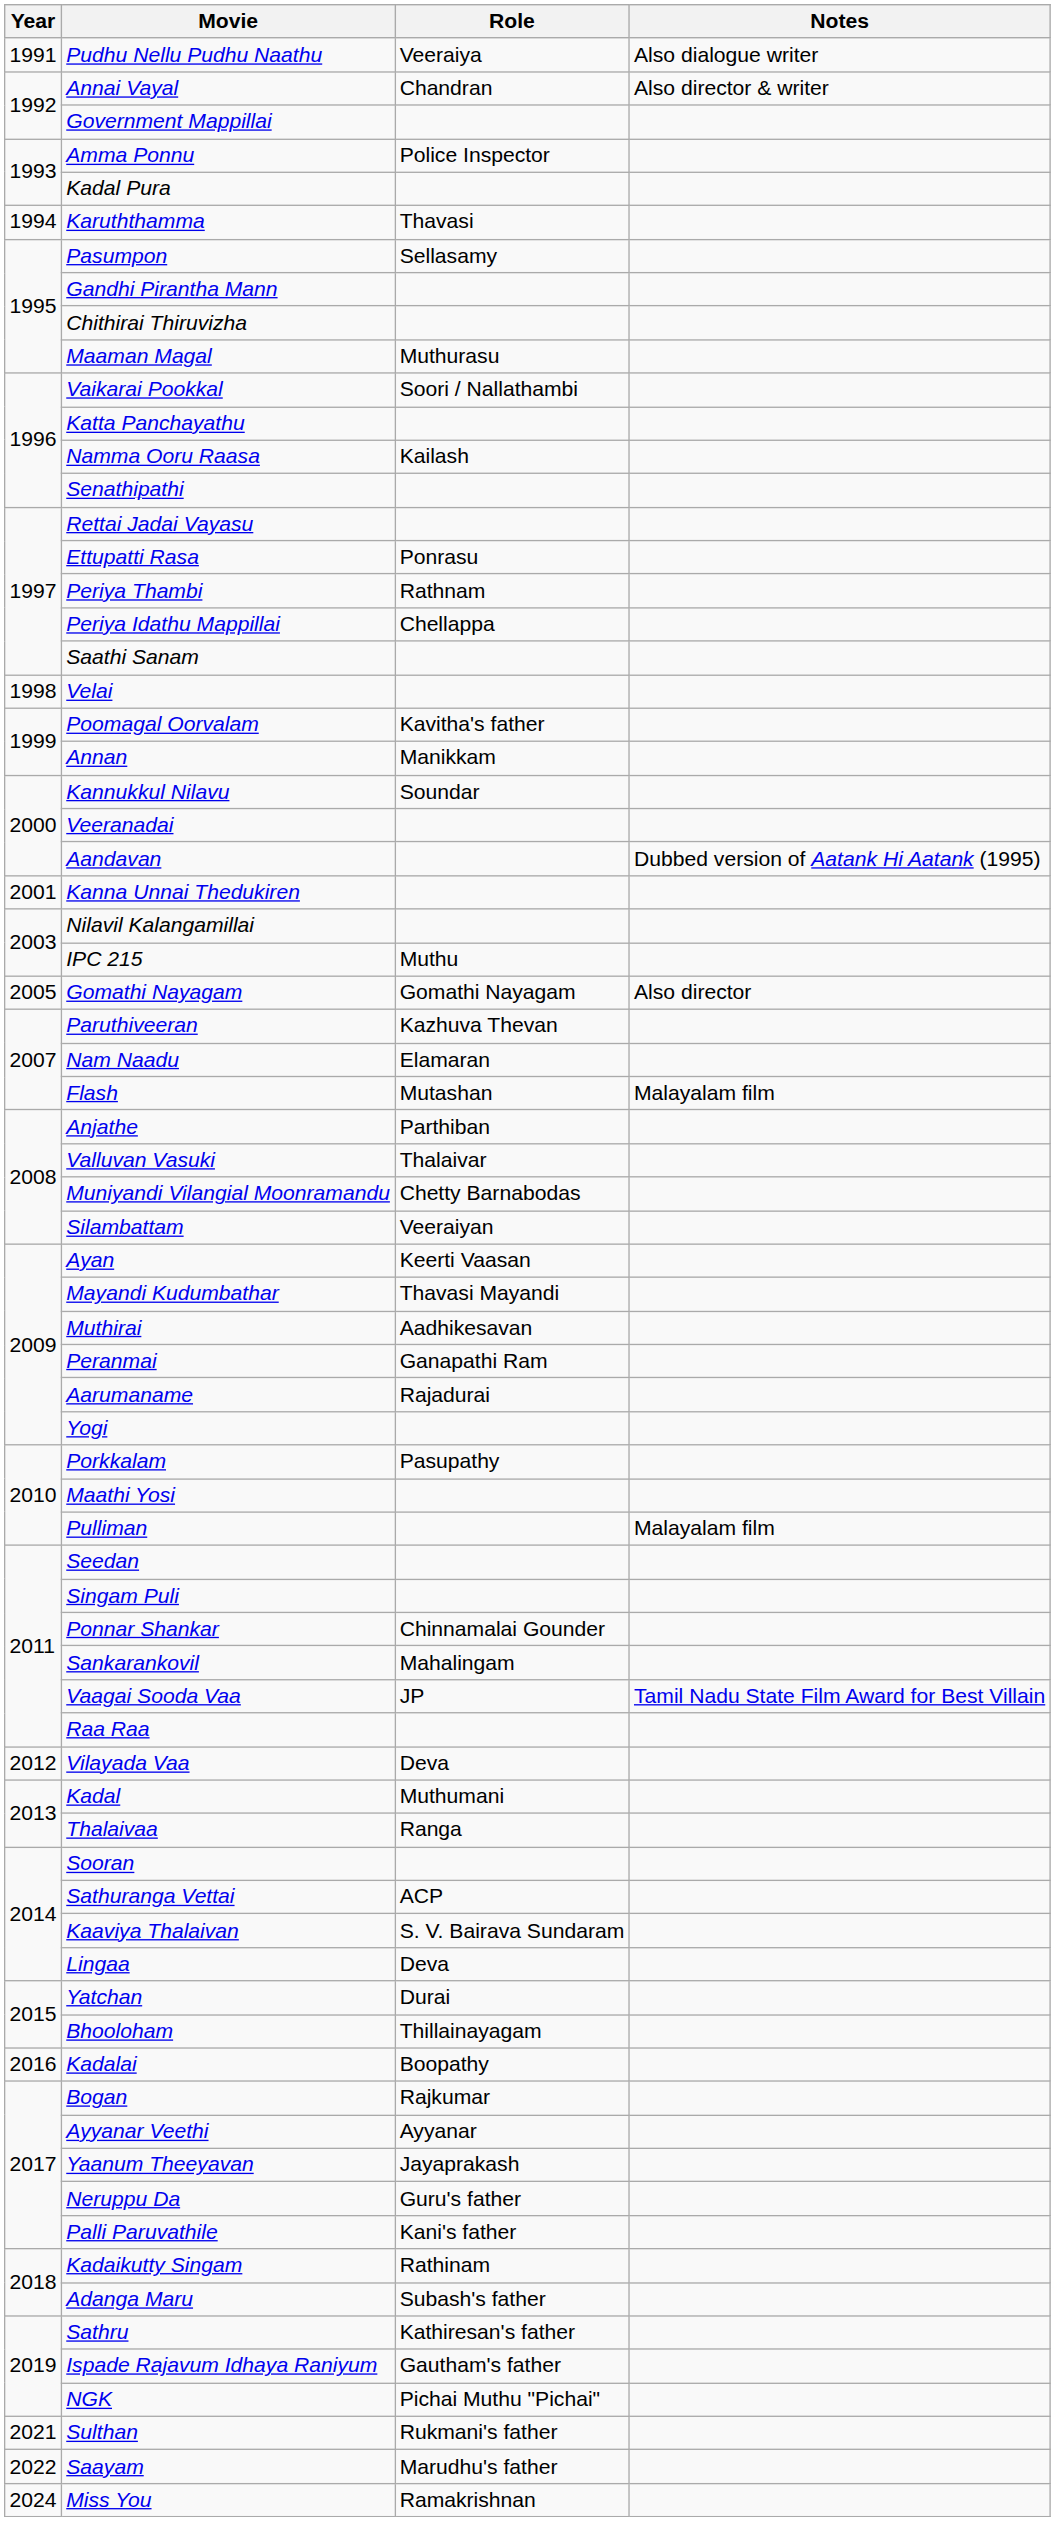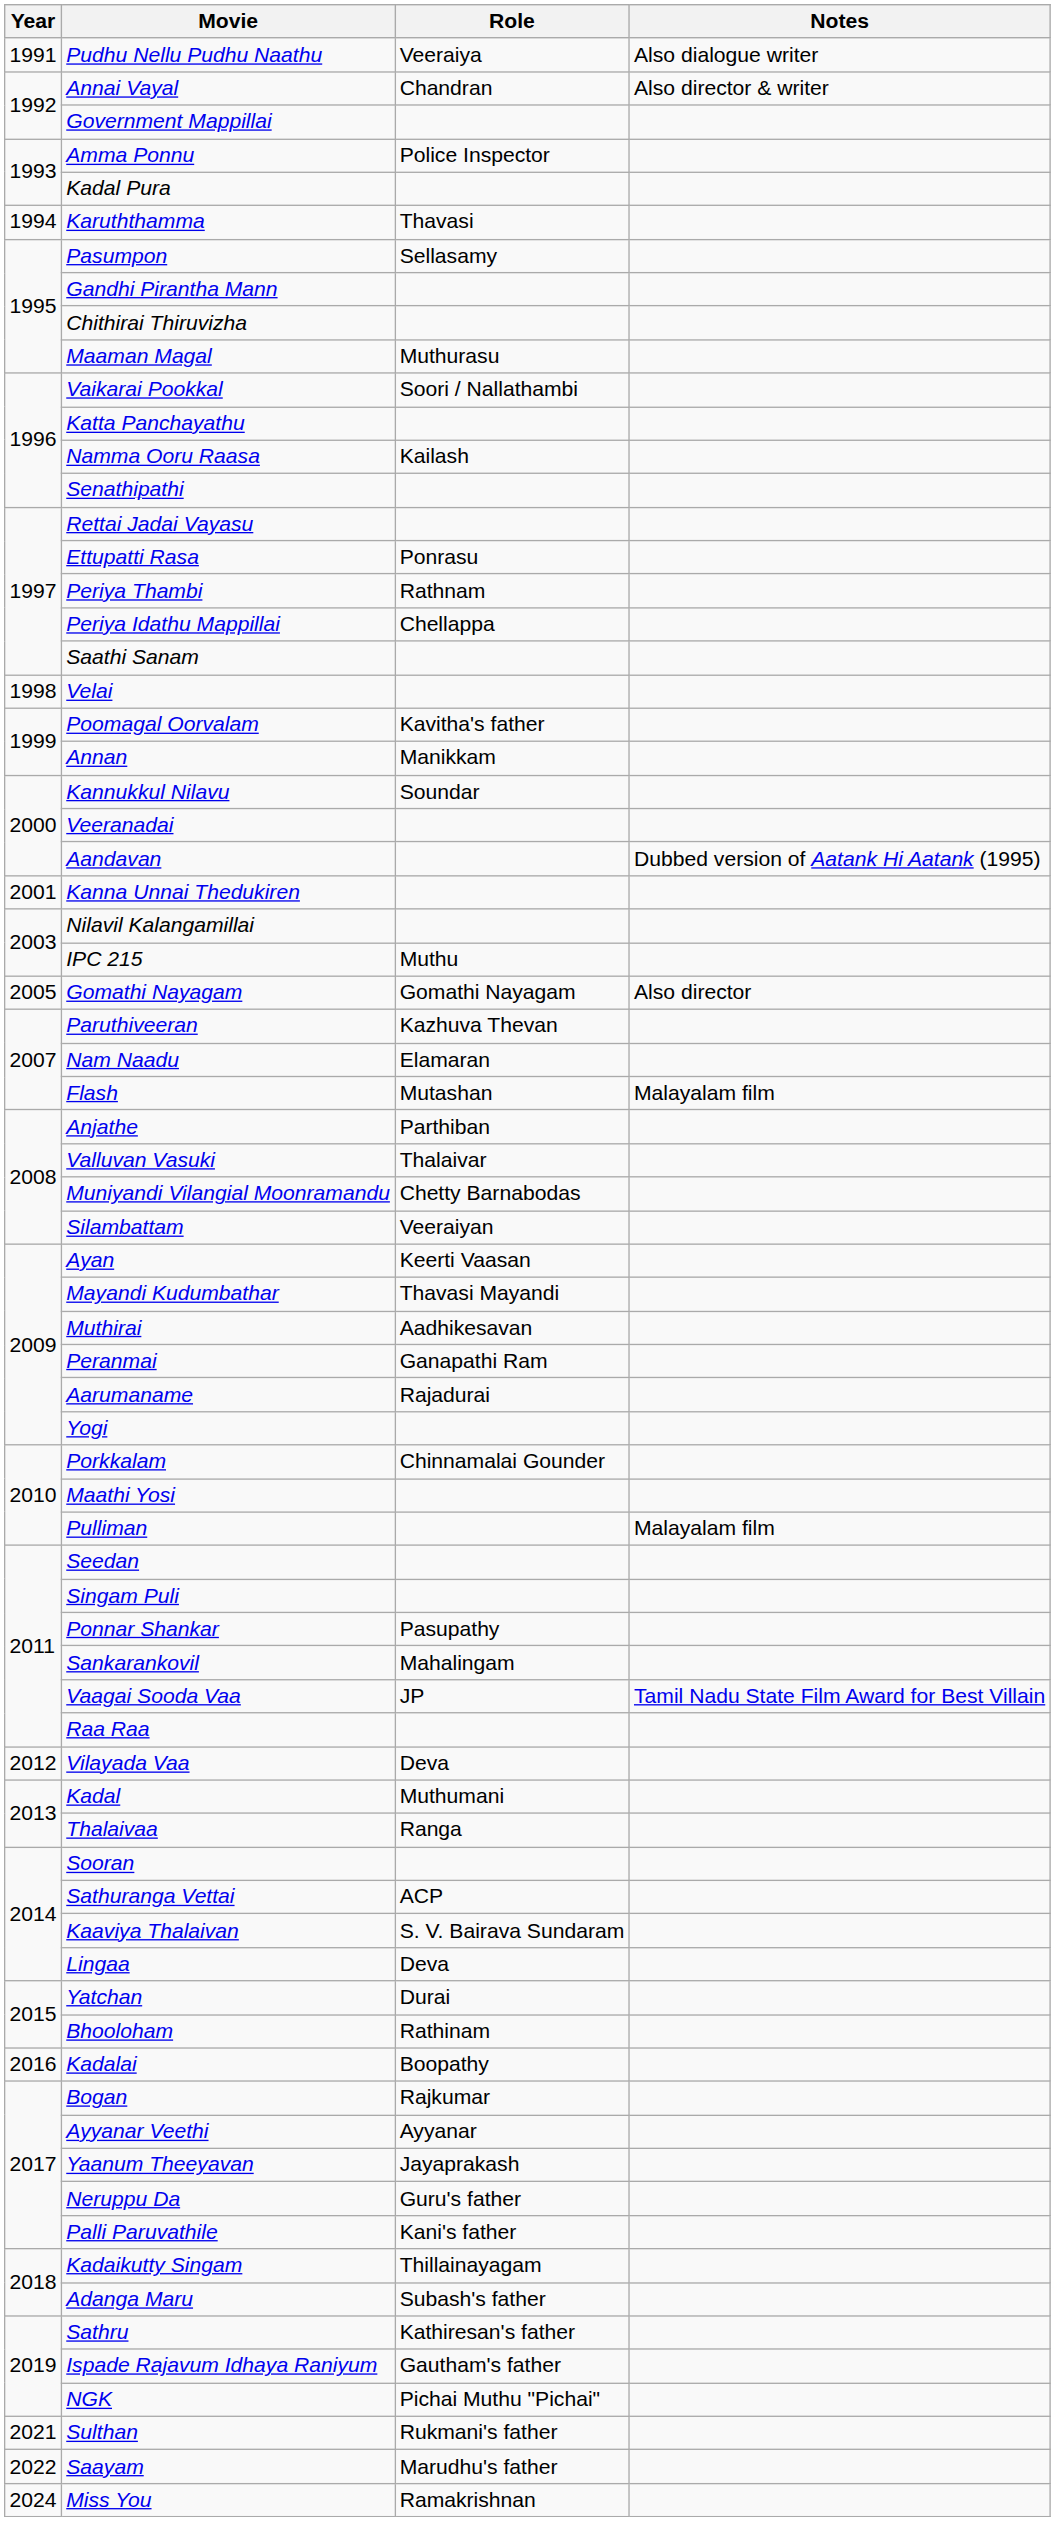(450, 1461) Pasupathy -> (502, 1461) Chinnamalai Gounder
(502, 1629) Chinnamalai Gounder -> (450, 1629) Pasupathy
(471, 2030) Thillainayagam -> (445, 2030) Rathinam
(445, 2265) Rathinam -> (471, 2265) Thillainayagam
